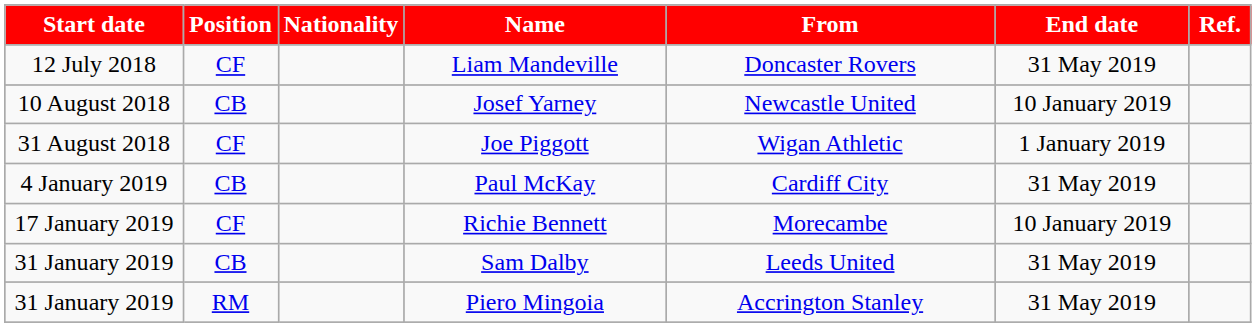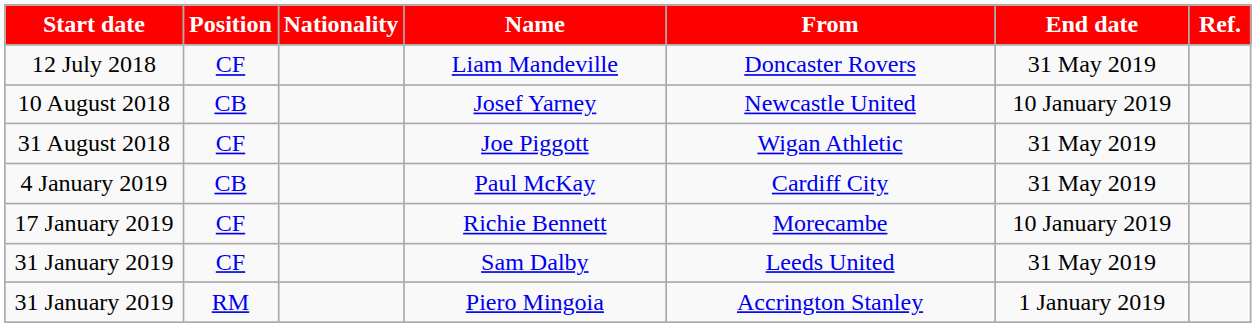(1092, 143) 1 January 2019 -> (1092, 143) 31 May 2019
(230, 262) CB -> (230, 262) CF
(1092, 302) 31 May 2019 -> (1092, 302) 1 January 2019
